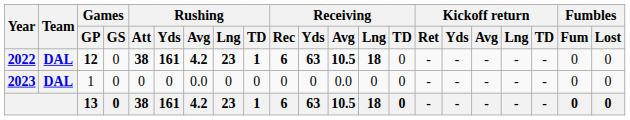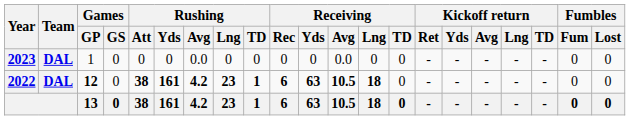rows swapped: (22, 59) <-> (22, 81)
